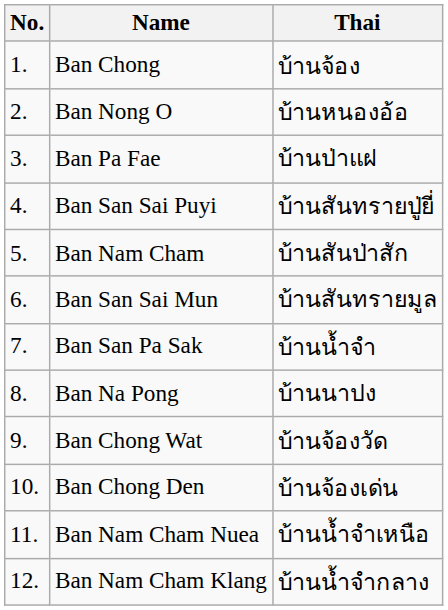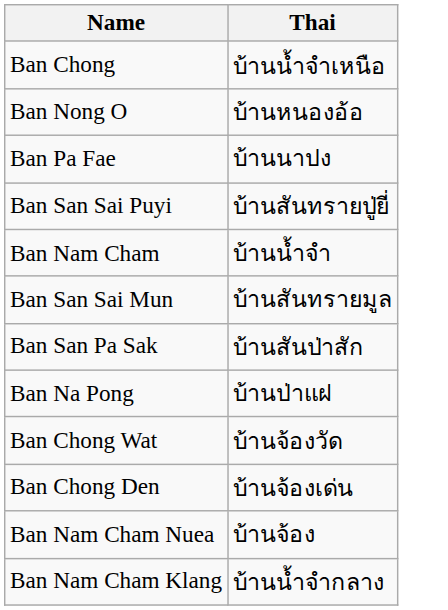- column: (27, 22)
(319, 65) บ้านจ้อง -> (309, 65) บ้านน้ำจำเหนือ
(327, 159) บ้านป่าแฝ -> (282, 159) บ้านนาปง
(343, 253) บ้านสันป่าสัก -> (282, 253) บ้านน้ำจำ
(327, 347) บ้านน้ำจำ -> (298, 347) บ้านสันป่าสัก
(327, 394) บ้านนาปง -> (282, 394) บ้านป่าแฝ
(354, 534) บ้านน้ำจำเหนือ -> (274, 534) บ้านจ้อง
